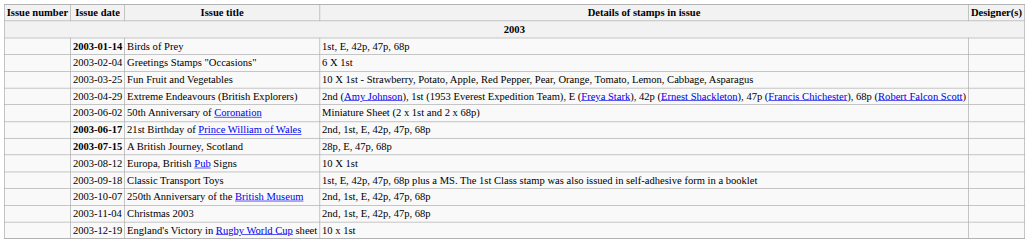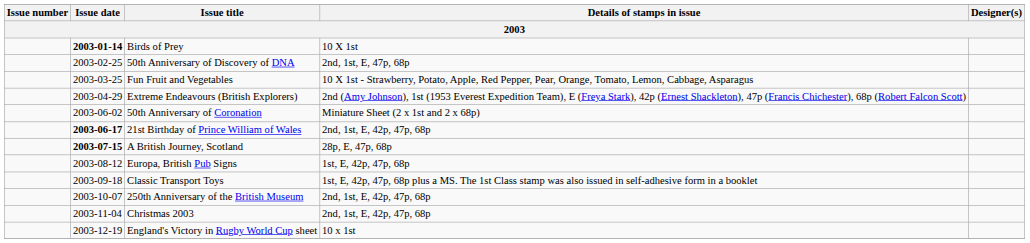(366, 46) 1st, E, 42p, 47p, 68p -> (340, 46) 10 X 1st
- row: (192, 63)
+ row: (211, 63)
(340, 163) 10 X 1st -> (366, 163) 1st, E, 42p, 47p, 68p
